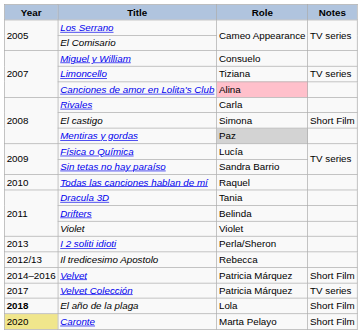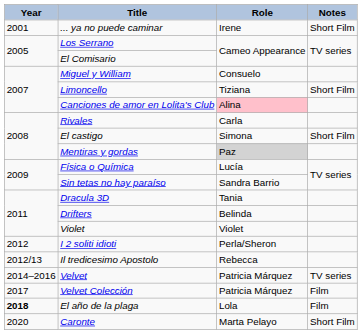+ row: (111, 28)
(331, 74) TV series -> (332, 90) Short Film
- row: (134, 183)
(18, 245) 2013 -> (18, 245) 2012
(332, 275) Short Film -> (331, 275) TV series
(331, 291) TV series -> (319, 291) Film
(332, 306) Short Film -> (319, 306) Film
(18, 322) khaki background -> (18, 322) no background
